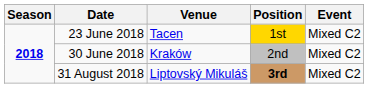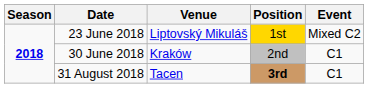(166, 34) Tacen -> (199, 34) Liptovský Mikuláš
(334, 54) Mixed C2 -> (334, 54) C1
(199, 74) Liptovský Mikuláš -> (166, 74) Tacen
(334, 74) Mixed C2 -> (334, 74) C1
